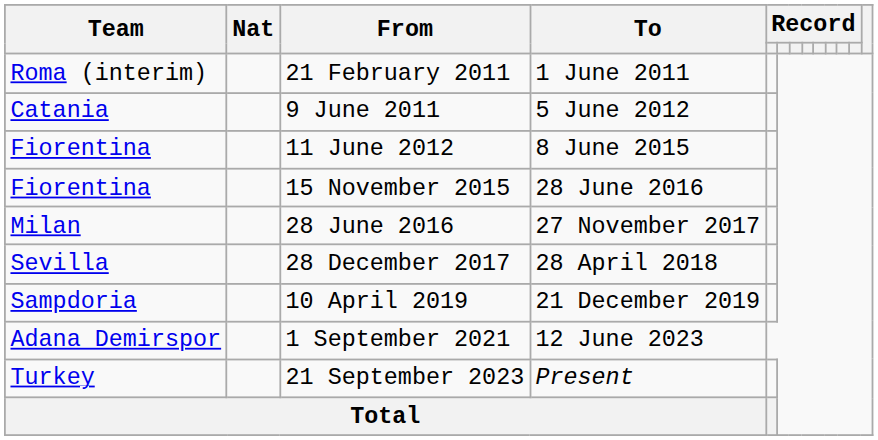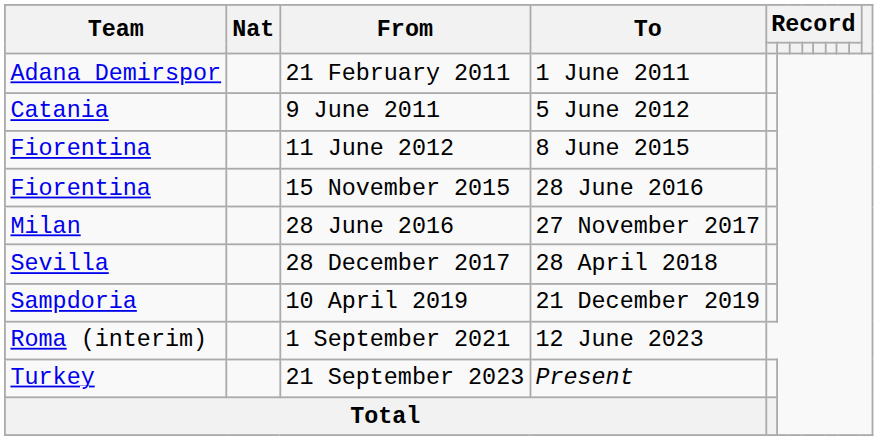(109, 73) Roma (interim) -> (116, 73) Adana Demirspor
(116, 340) Adana Demirspor -> (109, 340) Roma (interim)
